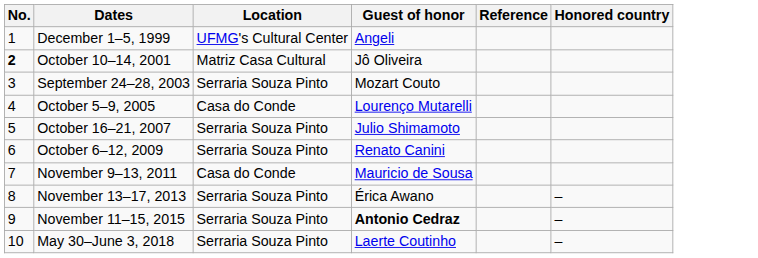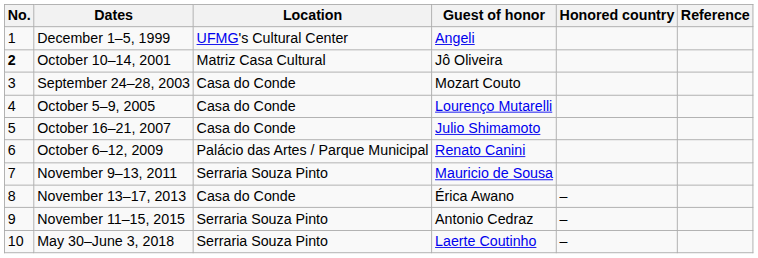columns swapped: (612, 15) <-> (514, 15)
(262, 83) Serraria Souza Pinto -> (246, 83) Casa do Conde
(262, 128) Serraria Souza Pinto -> (246, 128) Casa do Conde
(262, 151) Serraria Souza Pinto -> (313, 151) Palácio das Artes / Parque Municipal
(246, 173) Casa do Conde -> (262, 173) Serraria Souza Pinto
(262, 196) Serraria Souza Pinto -> (246, 196) Casa do Conde
(407, 219) bold -> (484, 219) normal
